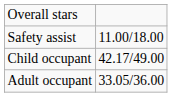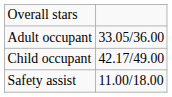rows swapped: (50, 80) <-> (42, 37)
